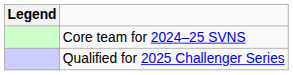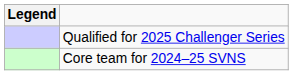rows swapped: (154, 37) <-> (174, 59)
